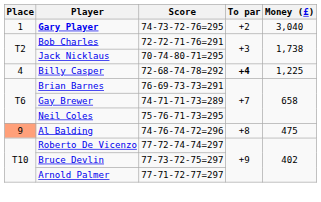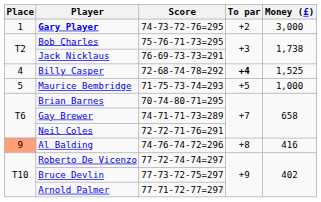(290, 27) 3,040 -> (290, 27) 3,000
(182, 41) 72-72-71-76=291 -> (182, 41) 75-76-71-73=295
(182, 56) 70-74-80-71=295 -> (182, 56) 76-69-73-73=291
(290, 71) 1,225 -> (290, 71) 1,525
+ row: (85, 86)
(182, 86) 76-69-73-73=291 -> (182, 101) 70-74-80-71=295
(182, 116) 75-76-71-73=295 -> (182, 130) 72-72-71-76=291
(290, 130) 475 -> (290, 145) 416
